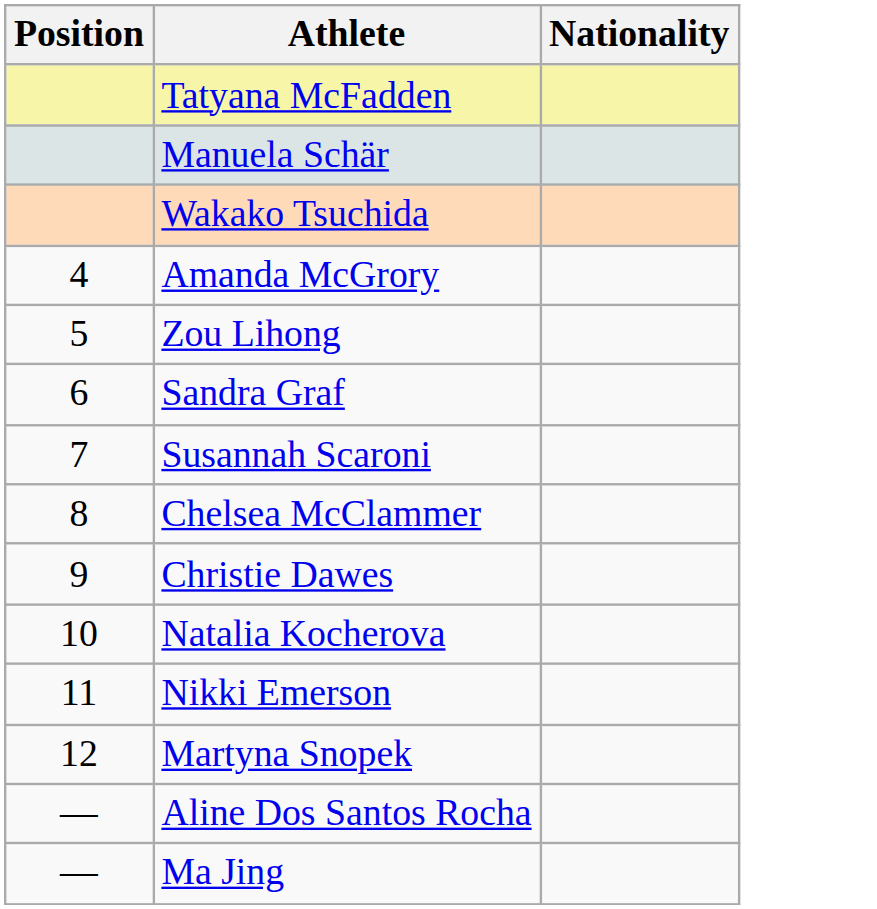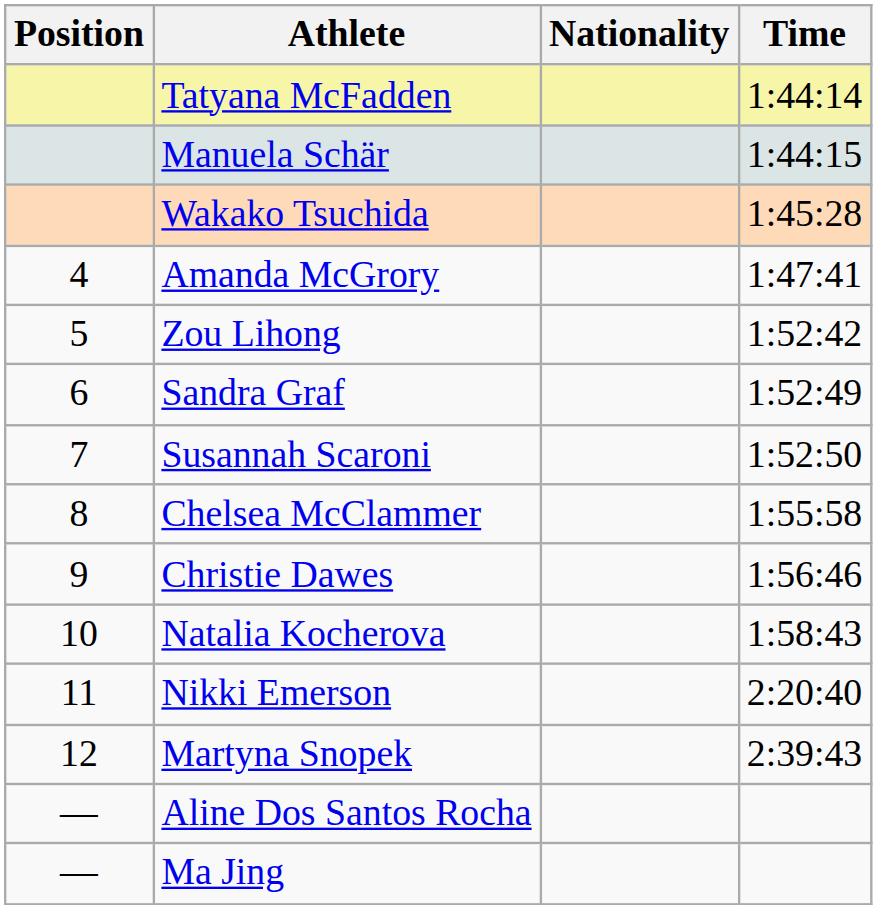+ column: (805, 34)
